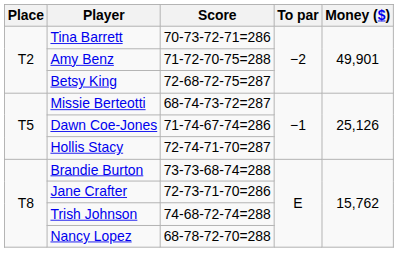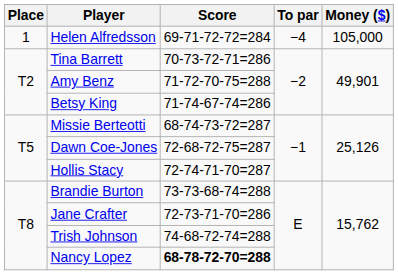+ row: (103, 37)
(217, 81) 72-68-72-75=287 -> (217, 103) 71-74-67-74=286
(217, 125) 71-74-67-74=286 -> (217, 147) 72-68-72-75=287
(217, 236) normal -> (217, 258) bold
